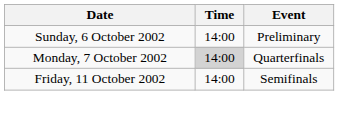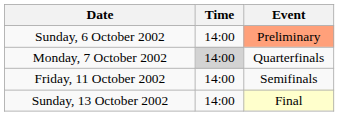(289, 36) no background -> (289, 36) lightsalmon background
+ row: (100, 100)
